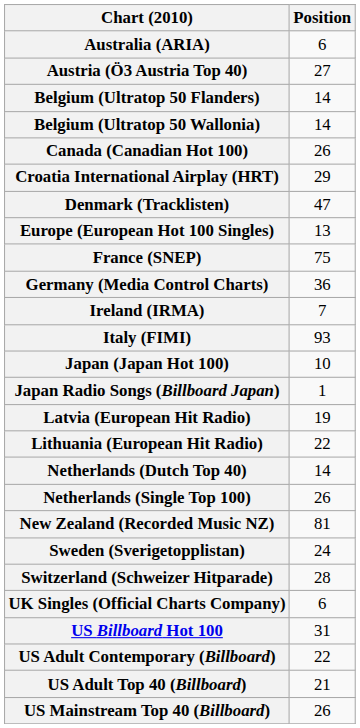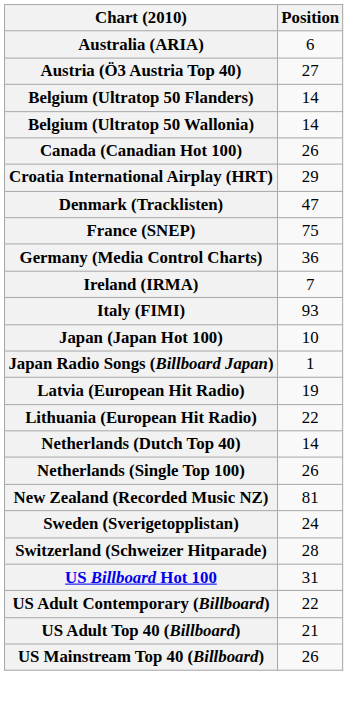- row: (147, 230)
- row: (147, 603)
